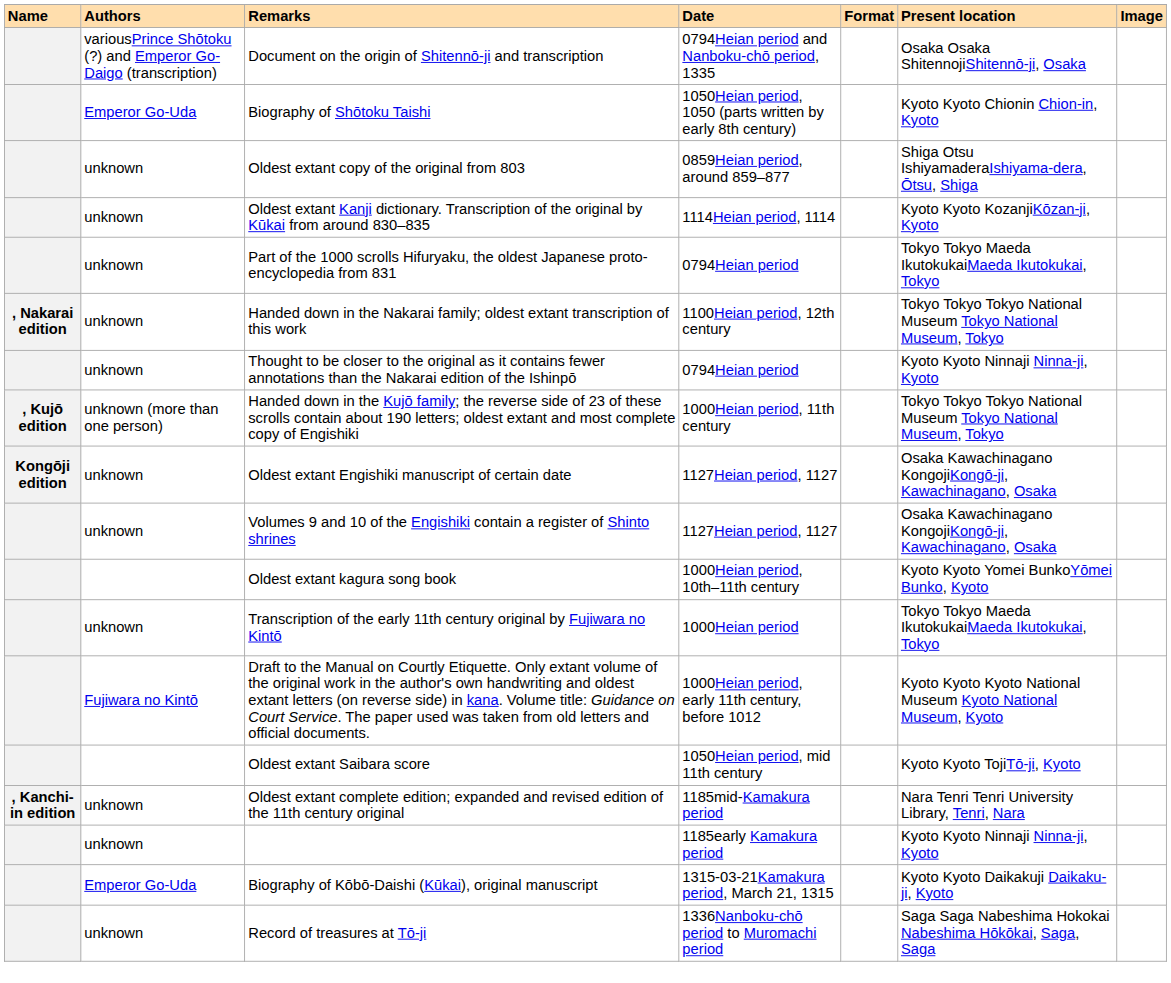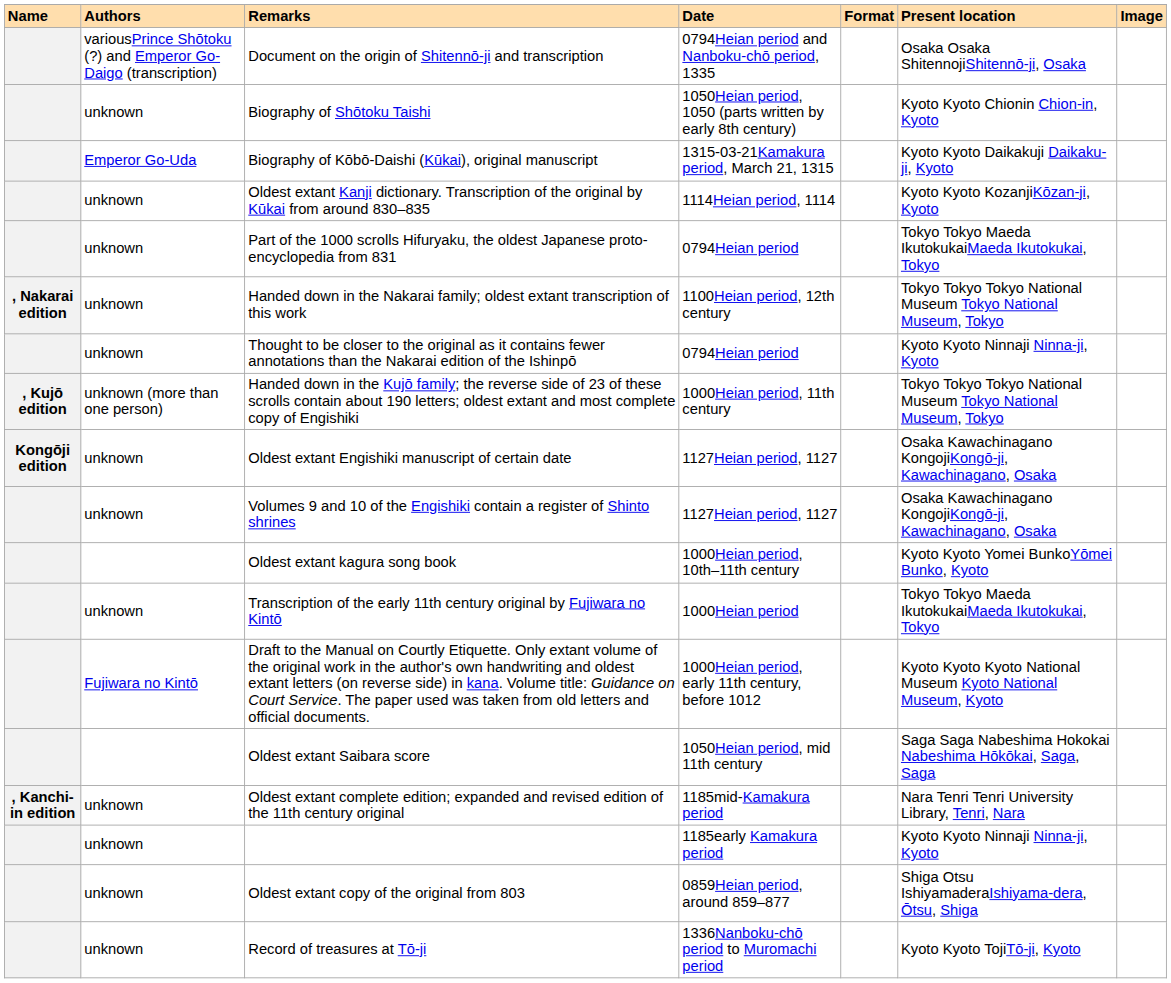(140, 112) Emperor Go-Uda -> (114, 112) unknown
rows swapped: (387, 169) <-> (423, 884)
(991, 765) Kyoto Kyoto TojiTō-ji, Kyoto -> (1005, 757) Saga Saga Nabeshima Hokokai Nabeshima Hōkōkai, Saga, Saga
(1005, 933) Saga Saga Nabeshima Hokokai Nabeshima Hōkōkai, Saga, Saga -> (991, 949) Kyoto Kyoto TojiTō-ji, Kyoto
